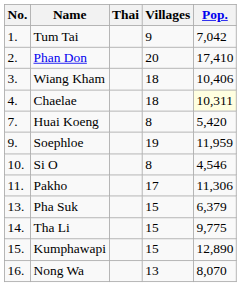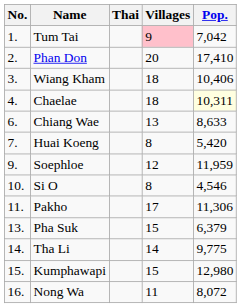(149, 36) no background -> (149, 36) pink background
+ row: (66, 121)
(152, 143) 19 -> (152, 164) 12
(152, 228) 15 -> (152, 249) 14
(215, 249) 12,890 -> (215, 270) 12,980
(152, 270) 13 -> (152, 292) 11
(212, 270) 8,070 -> (212, 292) 8,072
